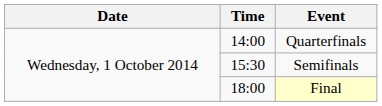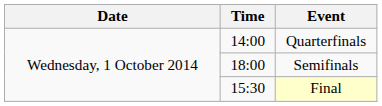(248, 64) 15:30 -> (248, 64) 18:00
(248, 88) 18:00 -> (248, 88) 15:30
